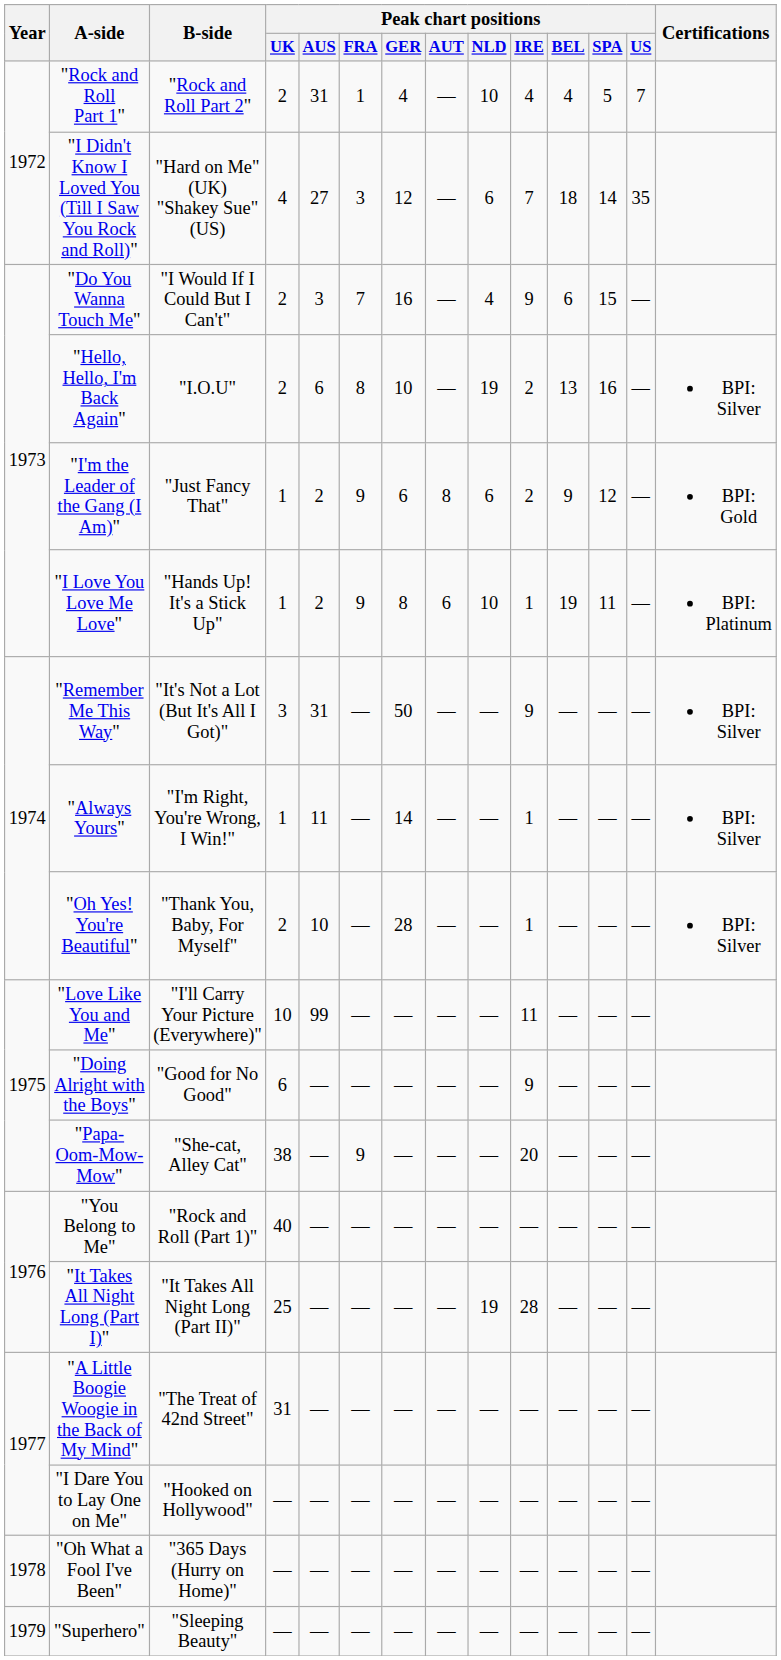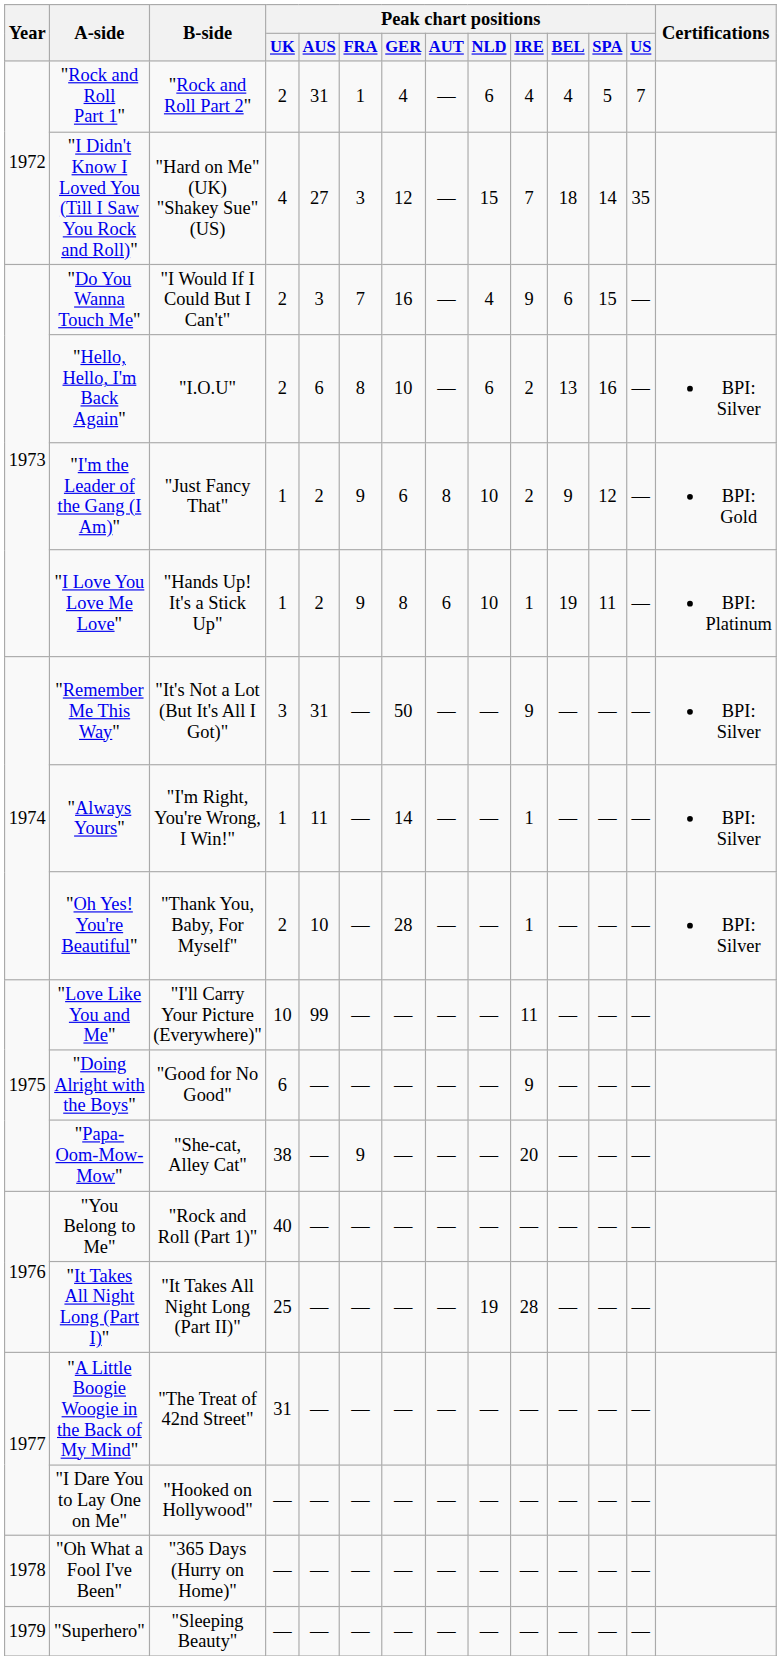(489, 96) 10 -> (489, 96) 6
(489, 197) 6 -> (489, 197) 15
(489, 388) 19 -> (489, 388) 6
(489, 495) 6 -> (489, 495) 10
